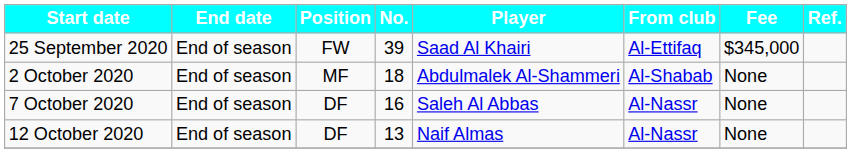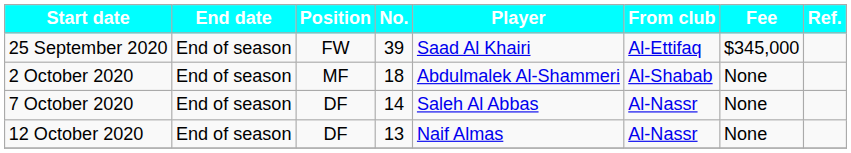(394, 104) 16 -> (394, 104) 14
